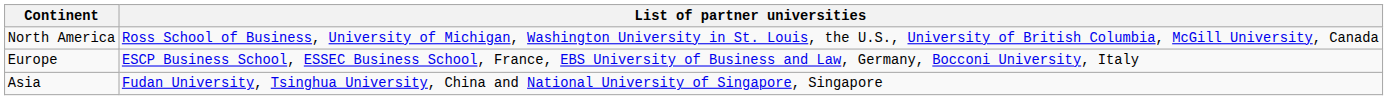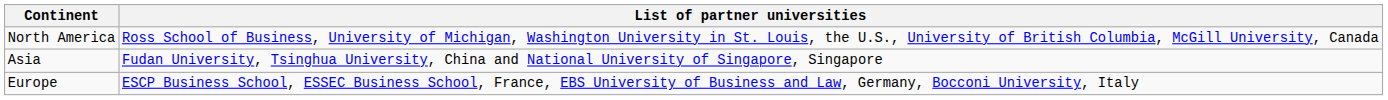rows swapped: (33, 61) <-> (24, 83)
